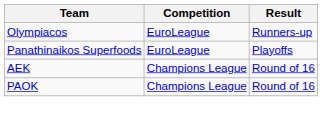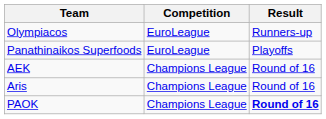+ row: (17, 86)
(283, 86) normal -> (285, 104) bold
